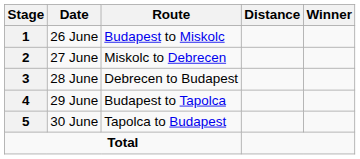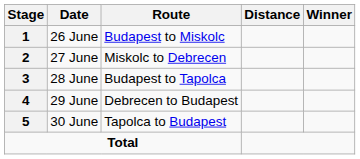(171, 79) Debrecen to Budapest -> (165, 79) Budapest to Tapolca
(165, 100) Budapest to Tapolca -> (171, 100) Debrecen to Budapest
